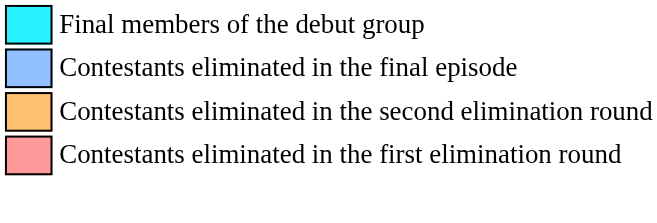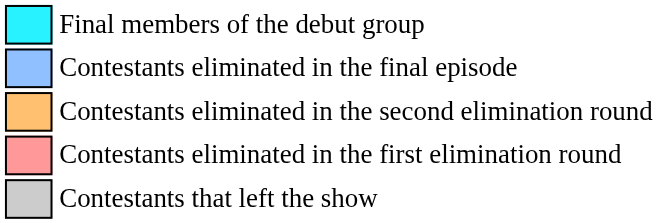+ row: (218, 198)
